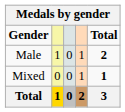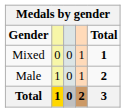rows swapped: (29, 55) <-> (29, 76)
